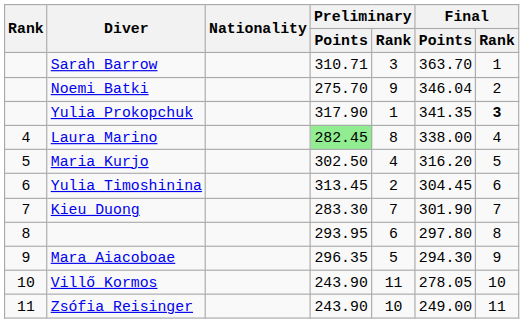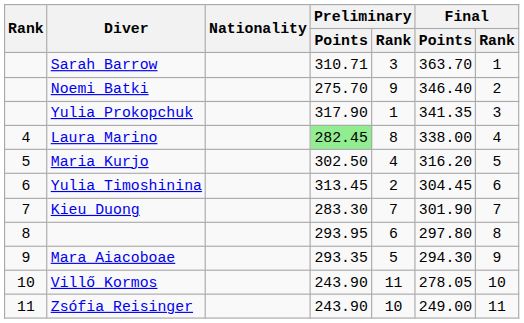(445, 89) 346.04 -> (445, 89) 346.40
(497, 113) bold -> (497, 113) normal
(341, 258) 296.35 -> (341, 258) 293.35
